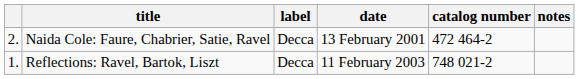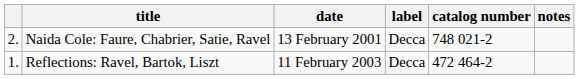columns swapped: (296, 16) <-> (373, 16)
(462, 39) 472 464-2 -> (462, 39) 748 021-2
(462, 62) 748 021-2 -> (462, 62) 472 464-2
